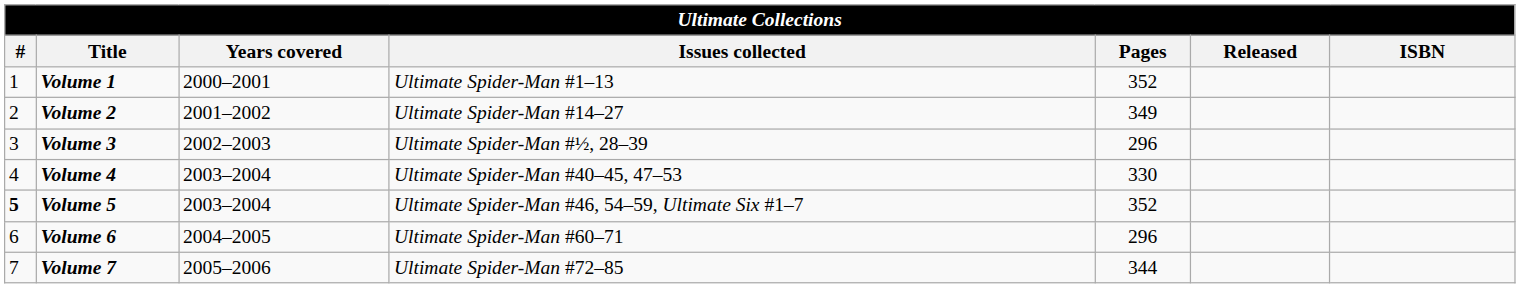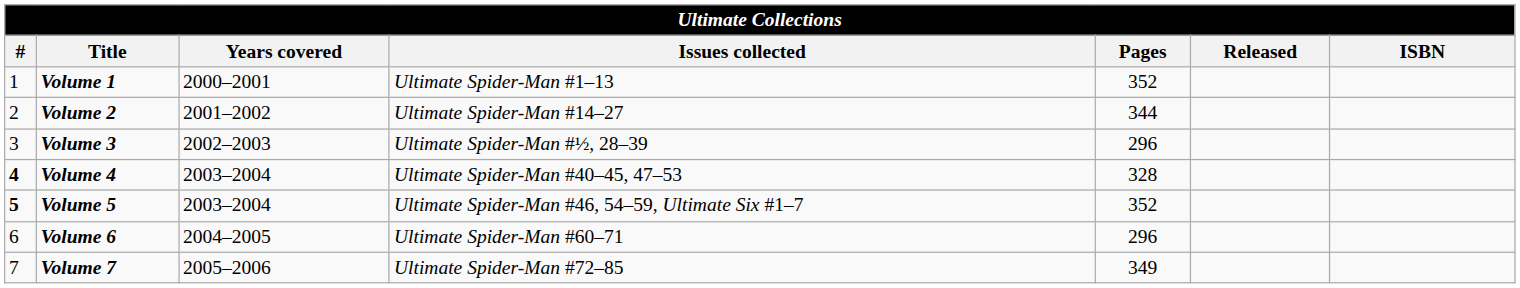(1143, 112) 349 -> (1143, 112) 344
(14, 174) normal -> (14, 174) bold
(1143, 174) 330 -> (1143, 174) 328
(1143, 267) 344 -> (1143, 267) 349
